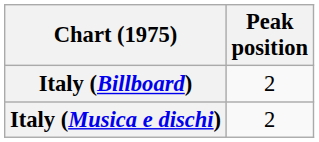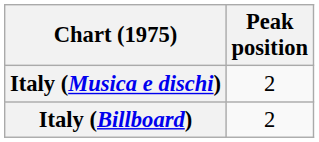rows swapped: (115, 83) <-> (116, 119)
